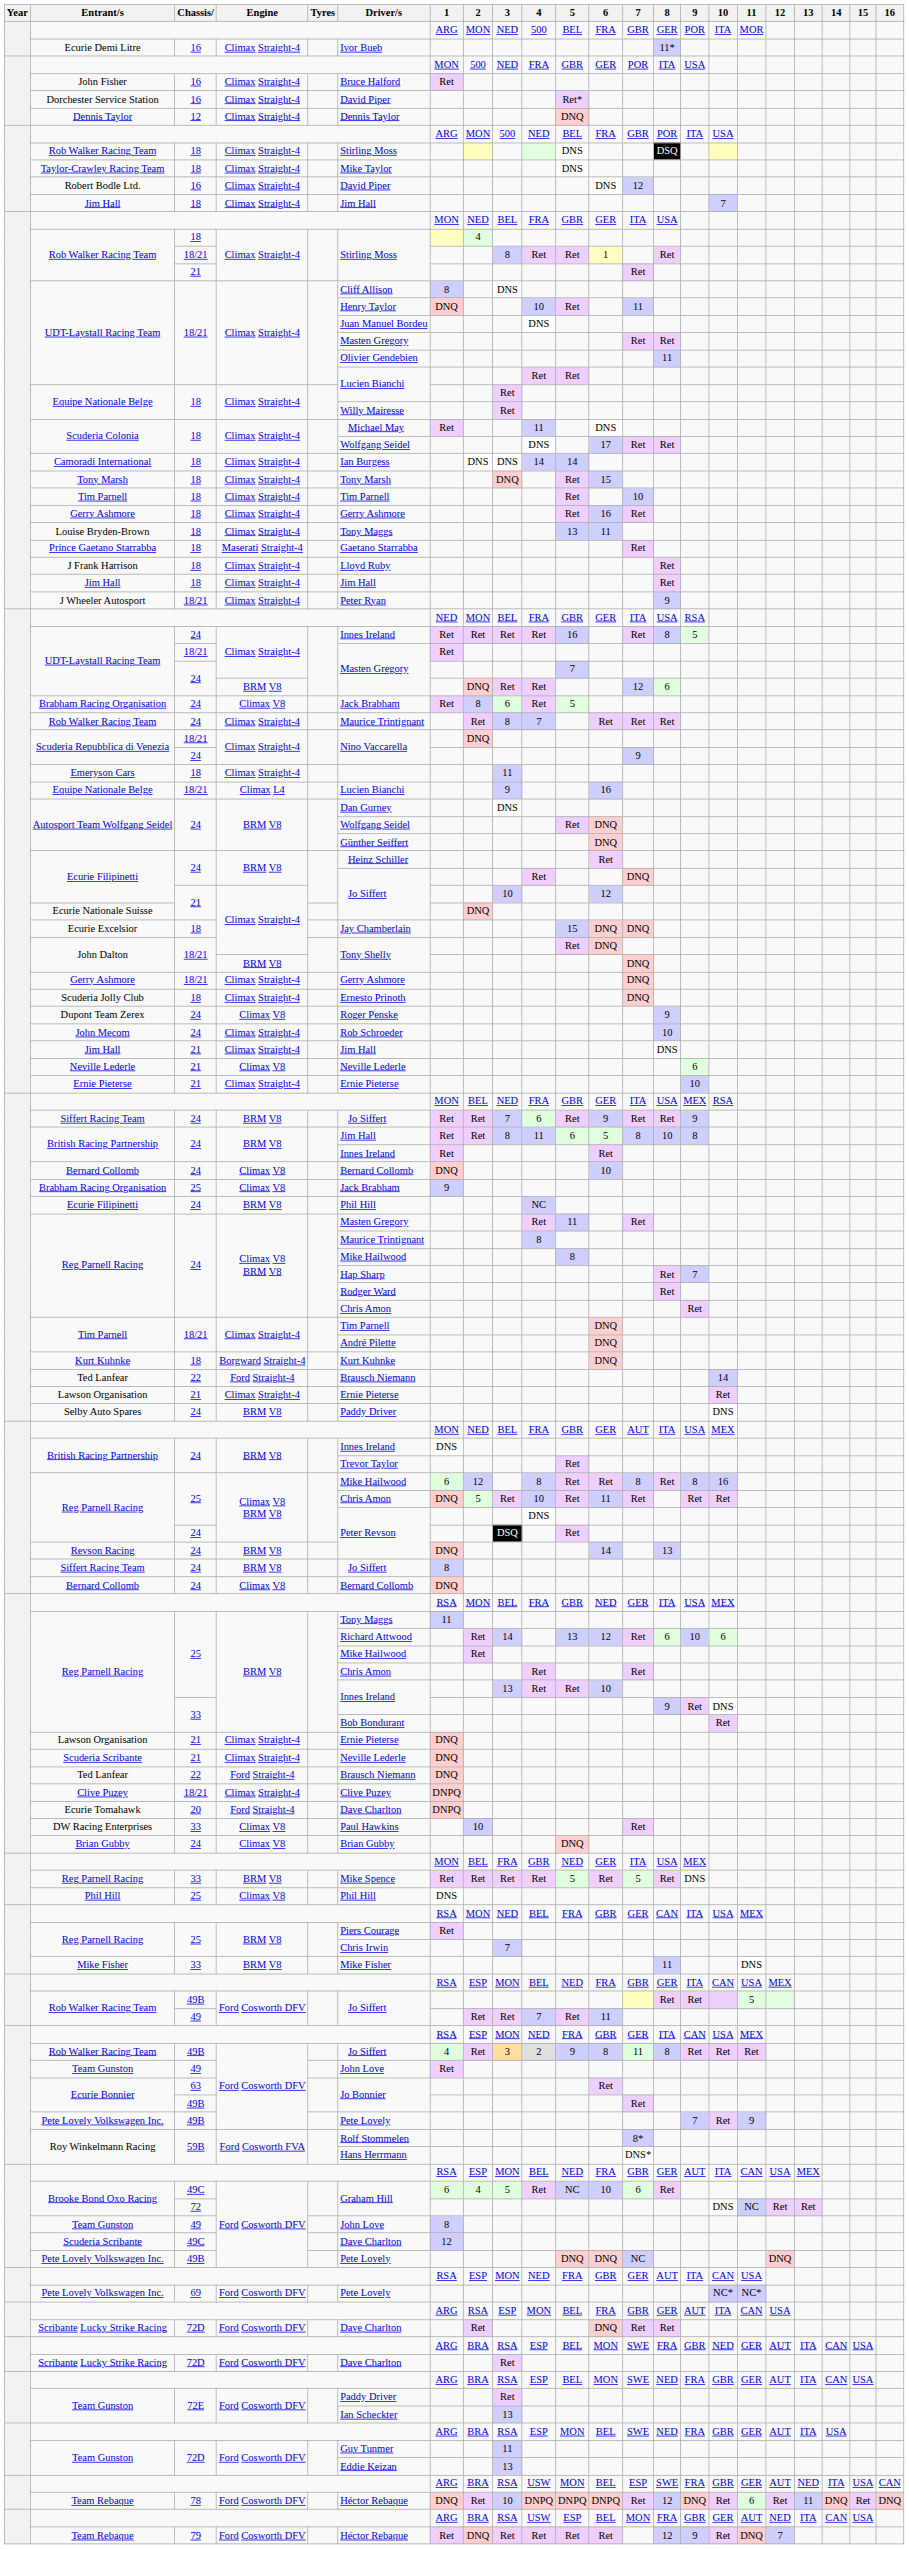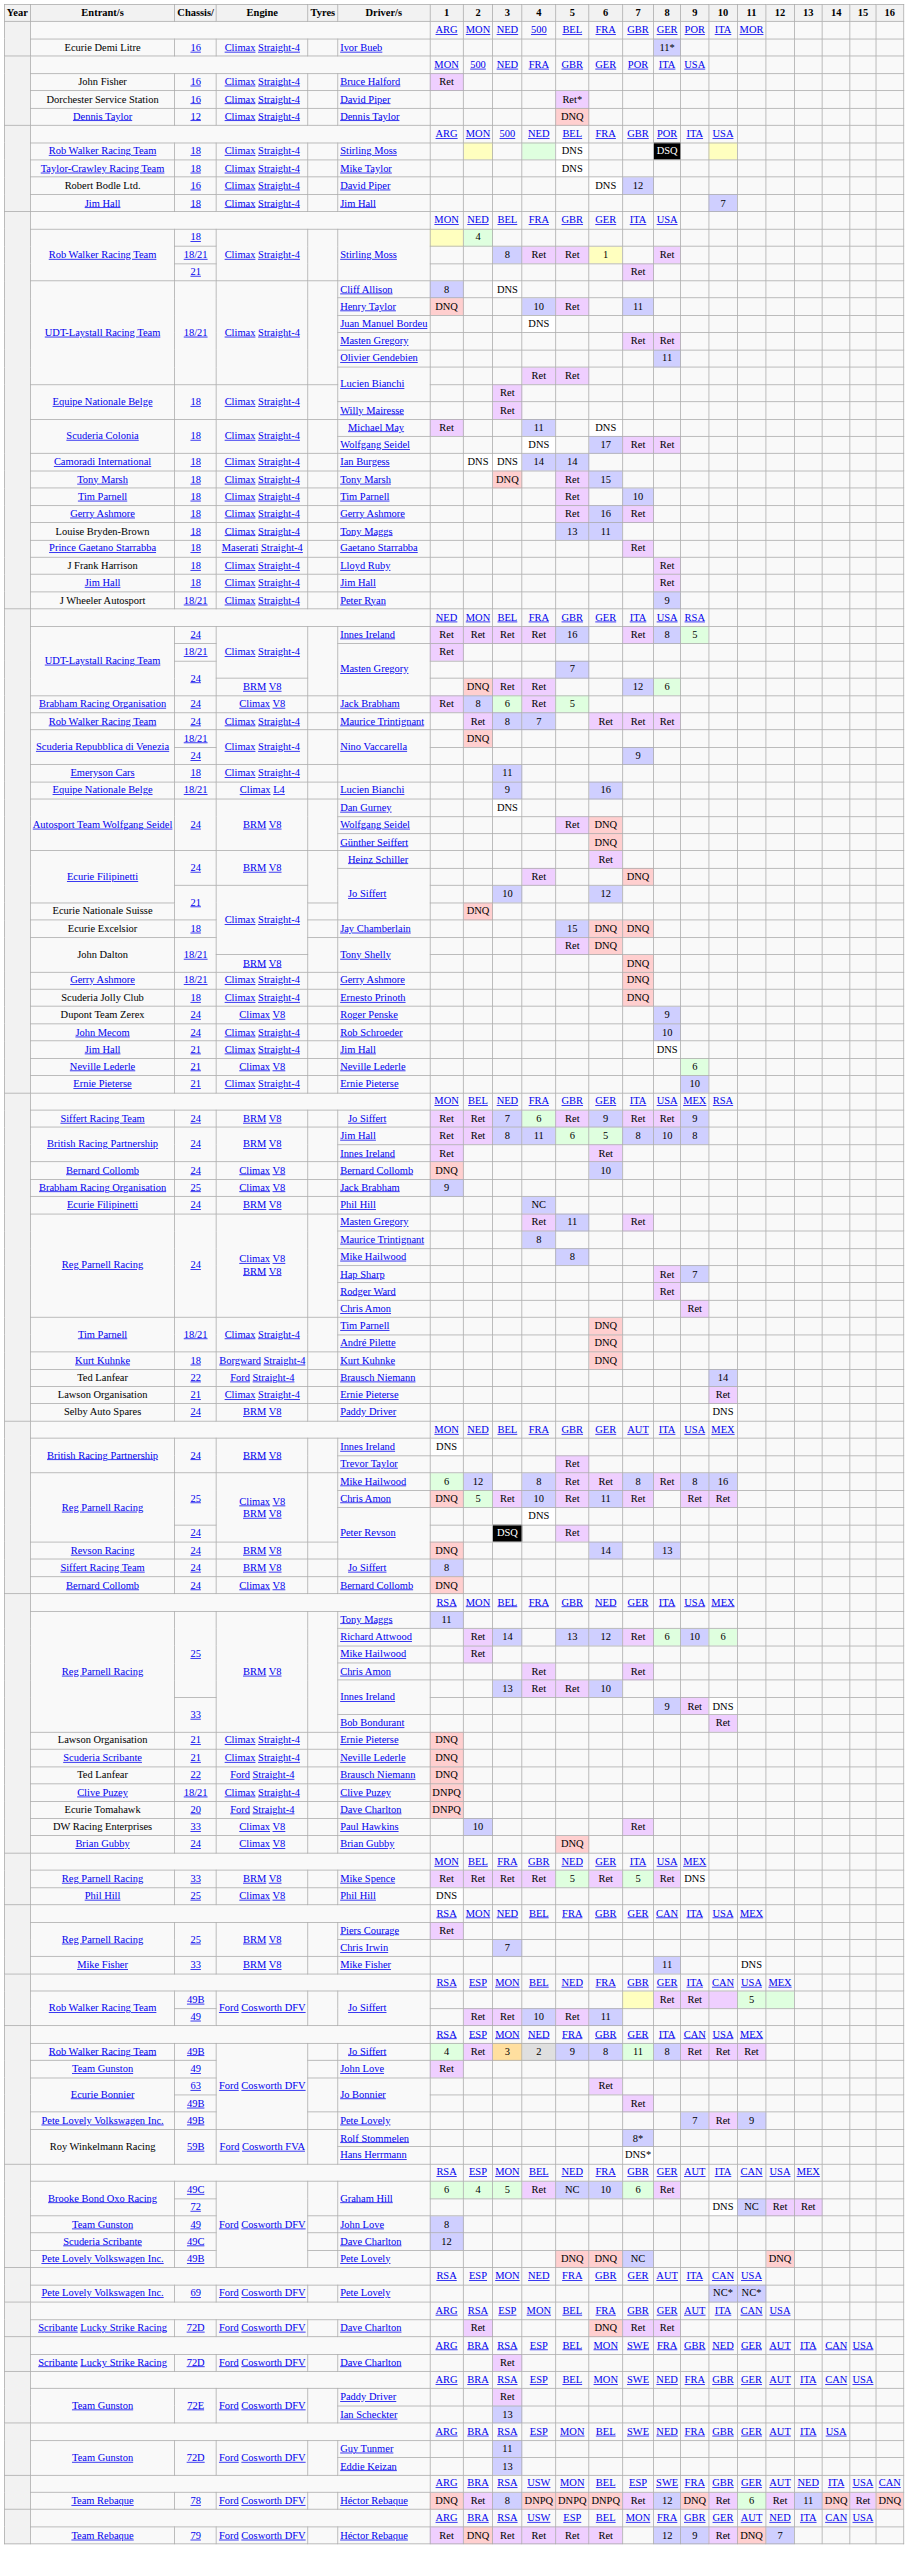(539, 2016) 7 -> (539, 2016) 10
(507, 2500) 10 -> (507, 2500) 8
